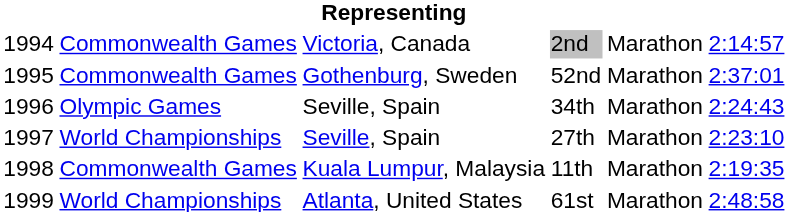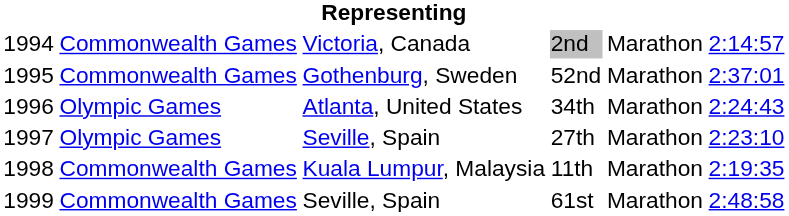(371, 106) Seville, Spain -> (412, 106) Atlanta, United States
(170, 137) World Championships -> (140, 137) Olympic Games
(170, 200) World Championships -> (178, 200) Commonwealth Games
(412, 200) Atlanta, United States -> (371, 200) Seville, Spain
